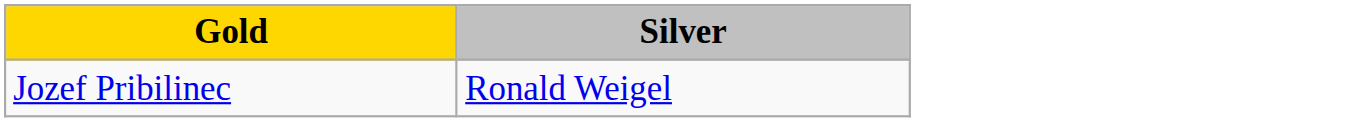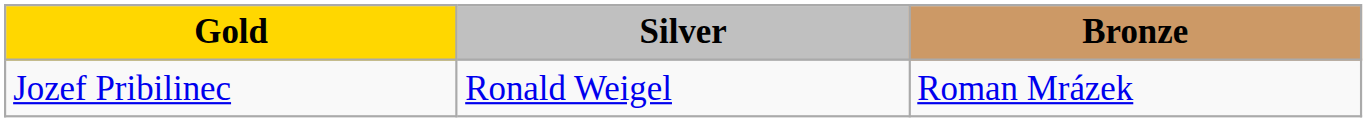+ column: (1135, 32)
